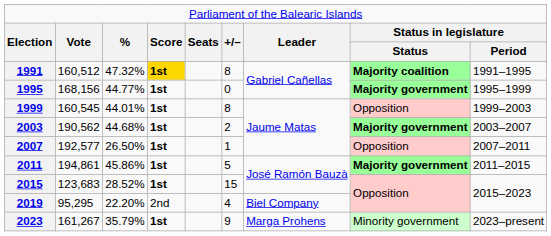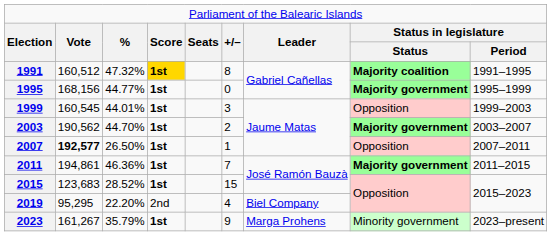(227, 107) 8 -> (227, 107) 3
(125, 126) 44.68% -> (125, 126) 44.70%
(79, 145) normal -> (79, 145) bold
(125, 164) 45.86% -> (125, 164) 46.36%
(227, 164) 5 -> (227, 164) 7
